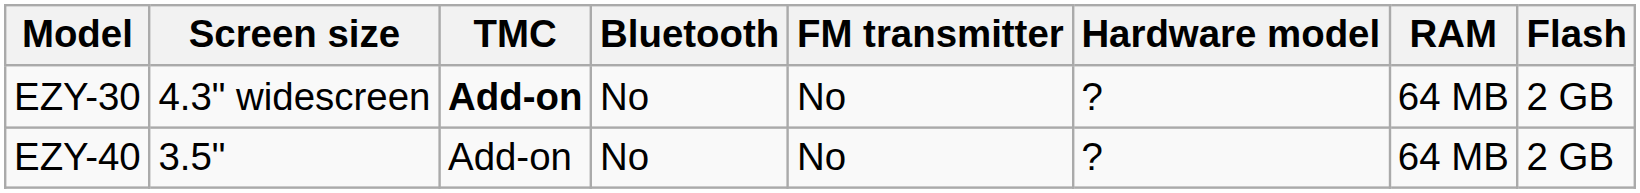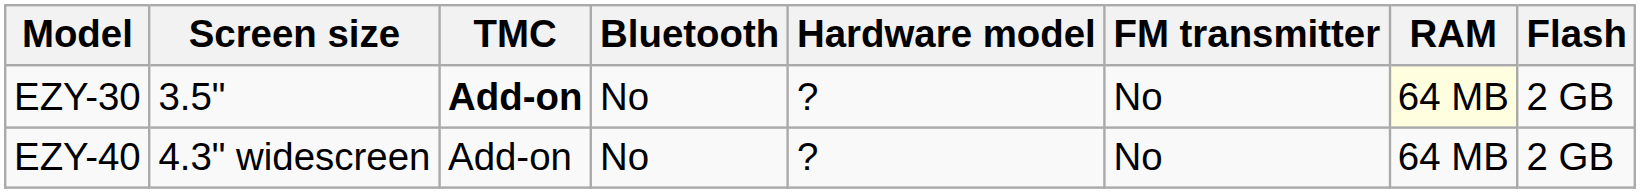columns swapped: (930, 34) <-> (1231, 34)
(294, 95) 4.3" widescreen -> (192, 95) 3.5"
(1453, 95) no background -> (1453, 95) lightyellow background
(192, 156) 3.5" -> (294, 156) 4.3" widescreen
